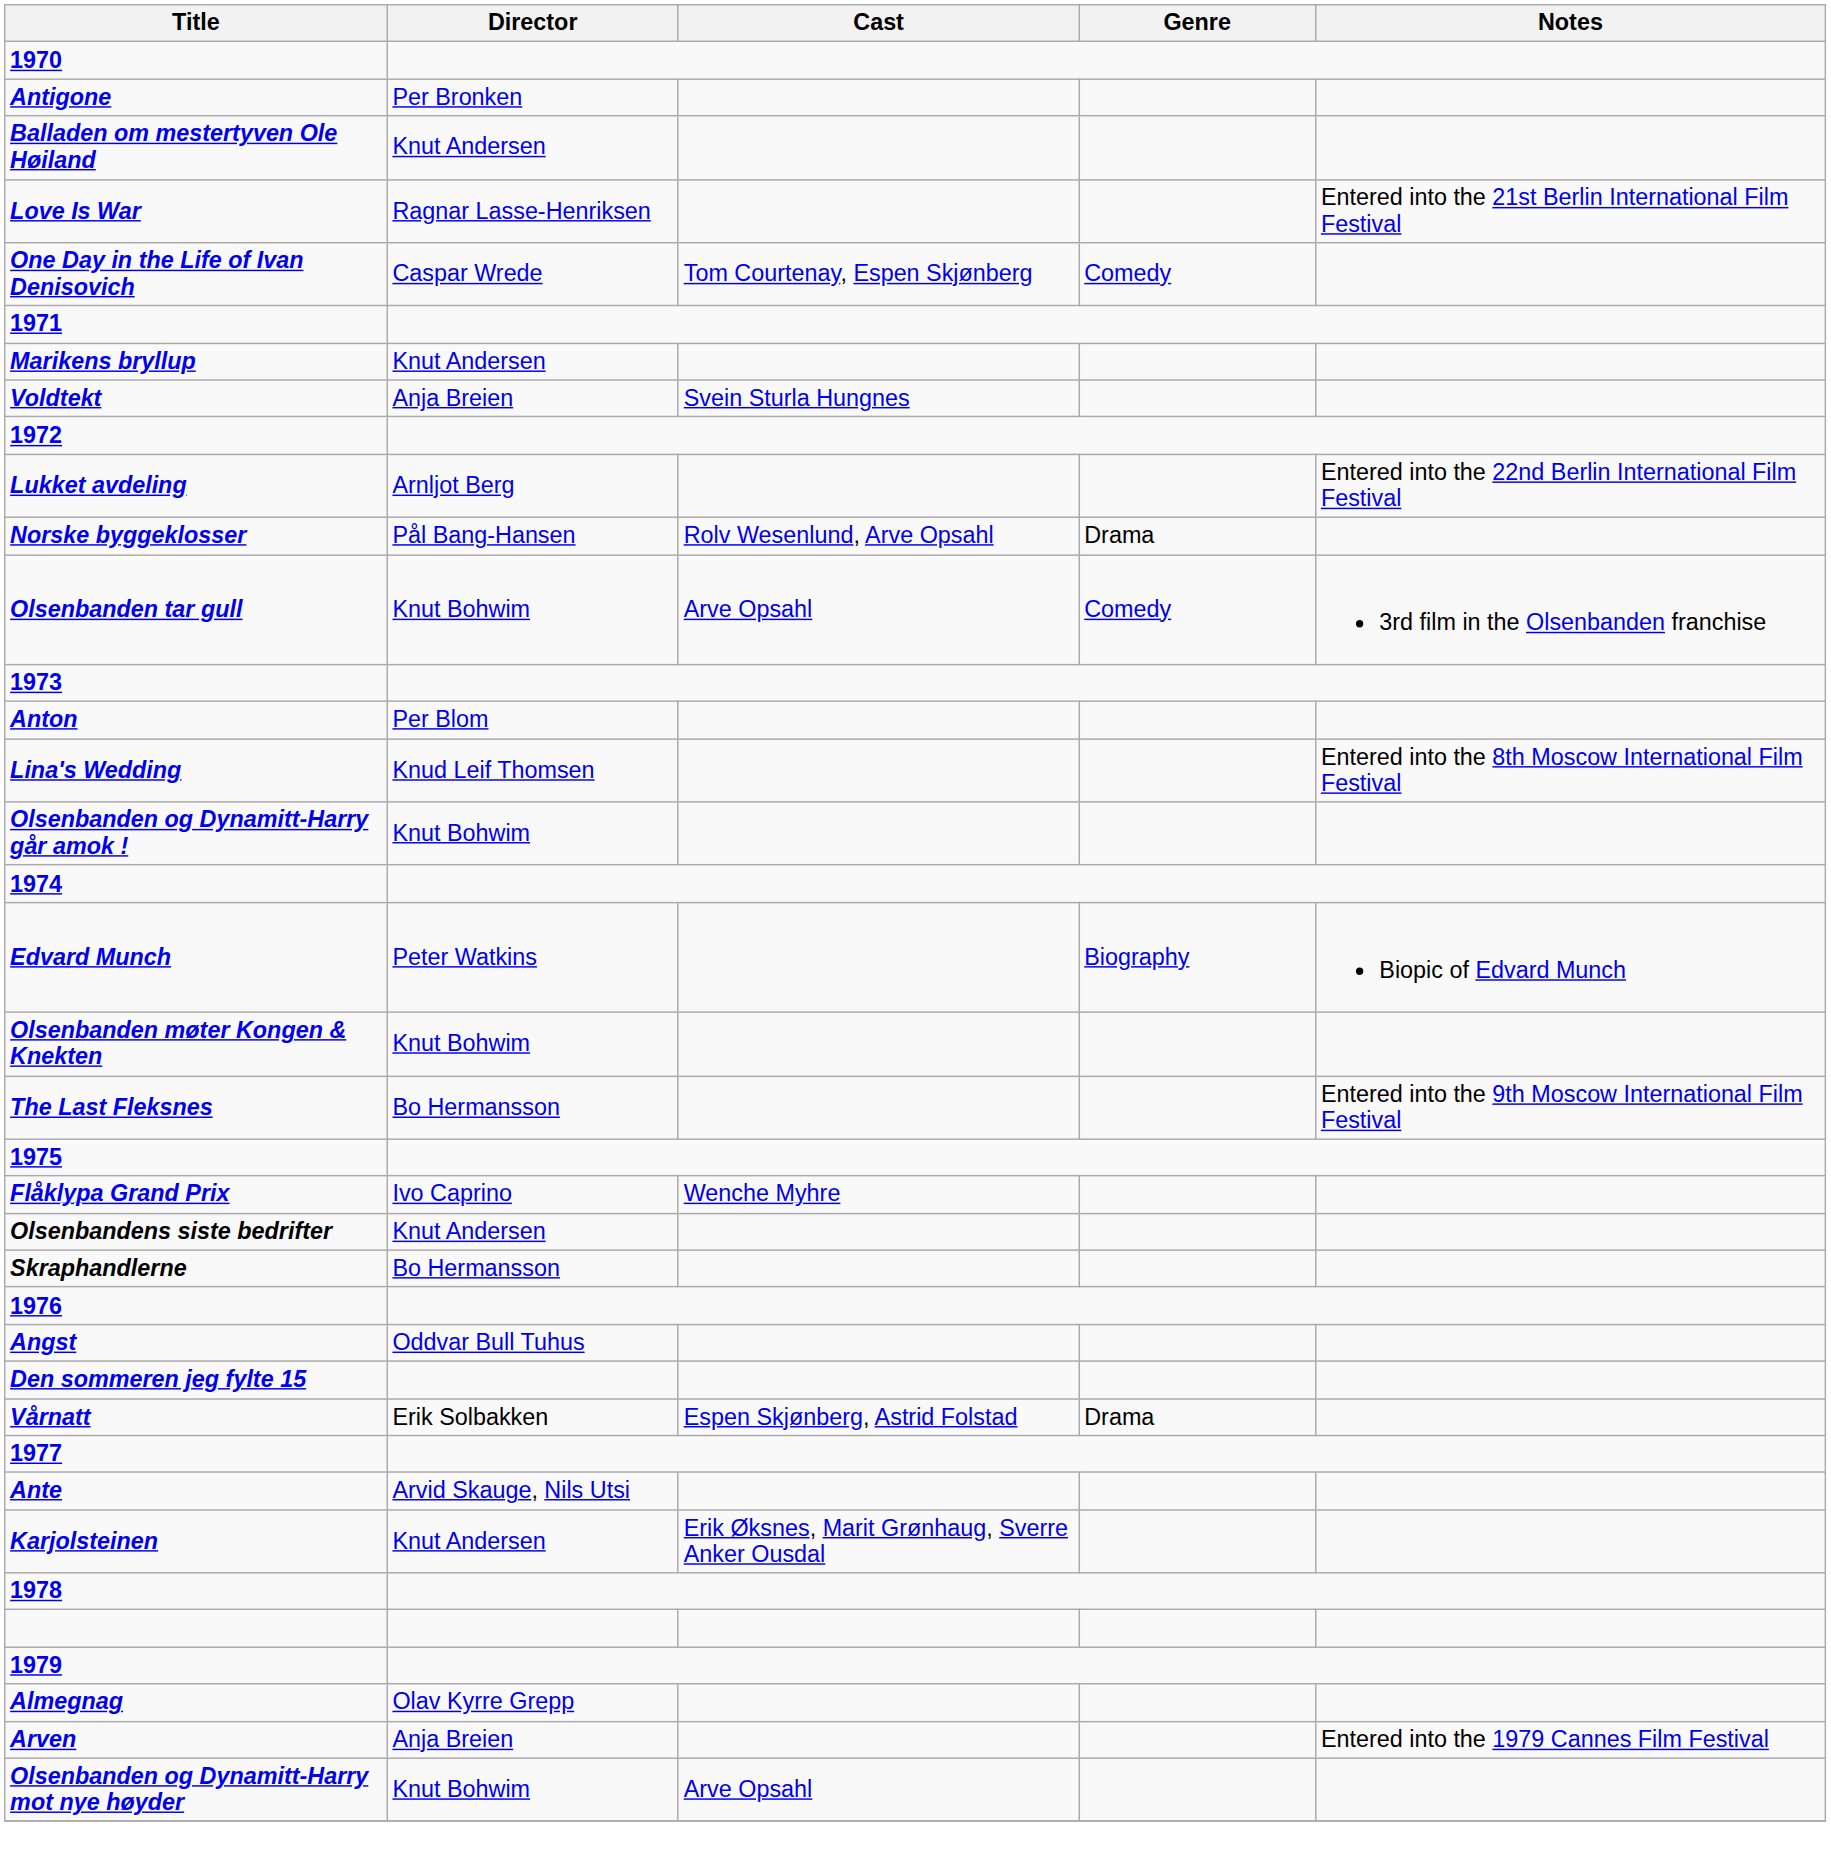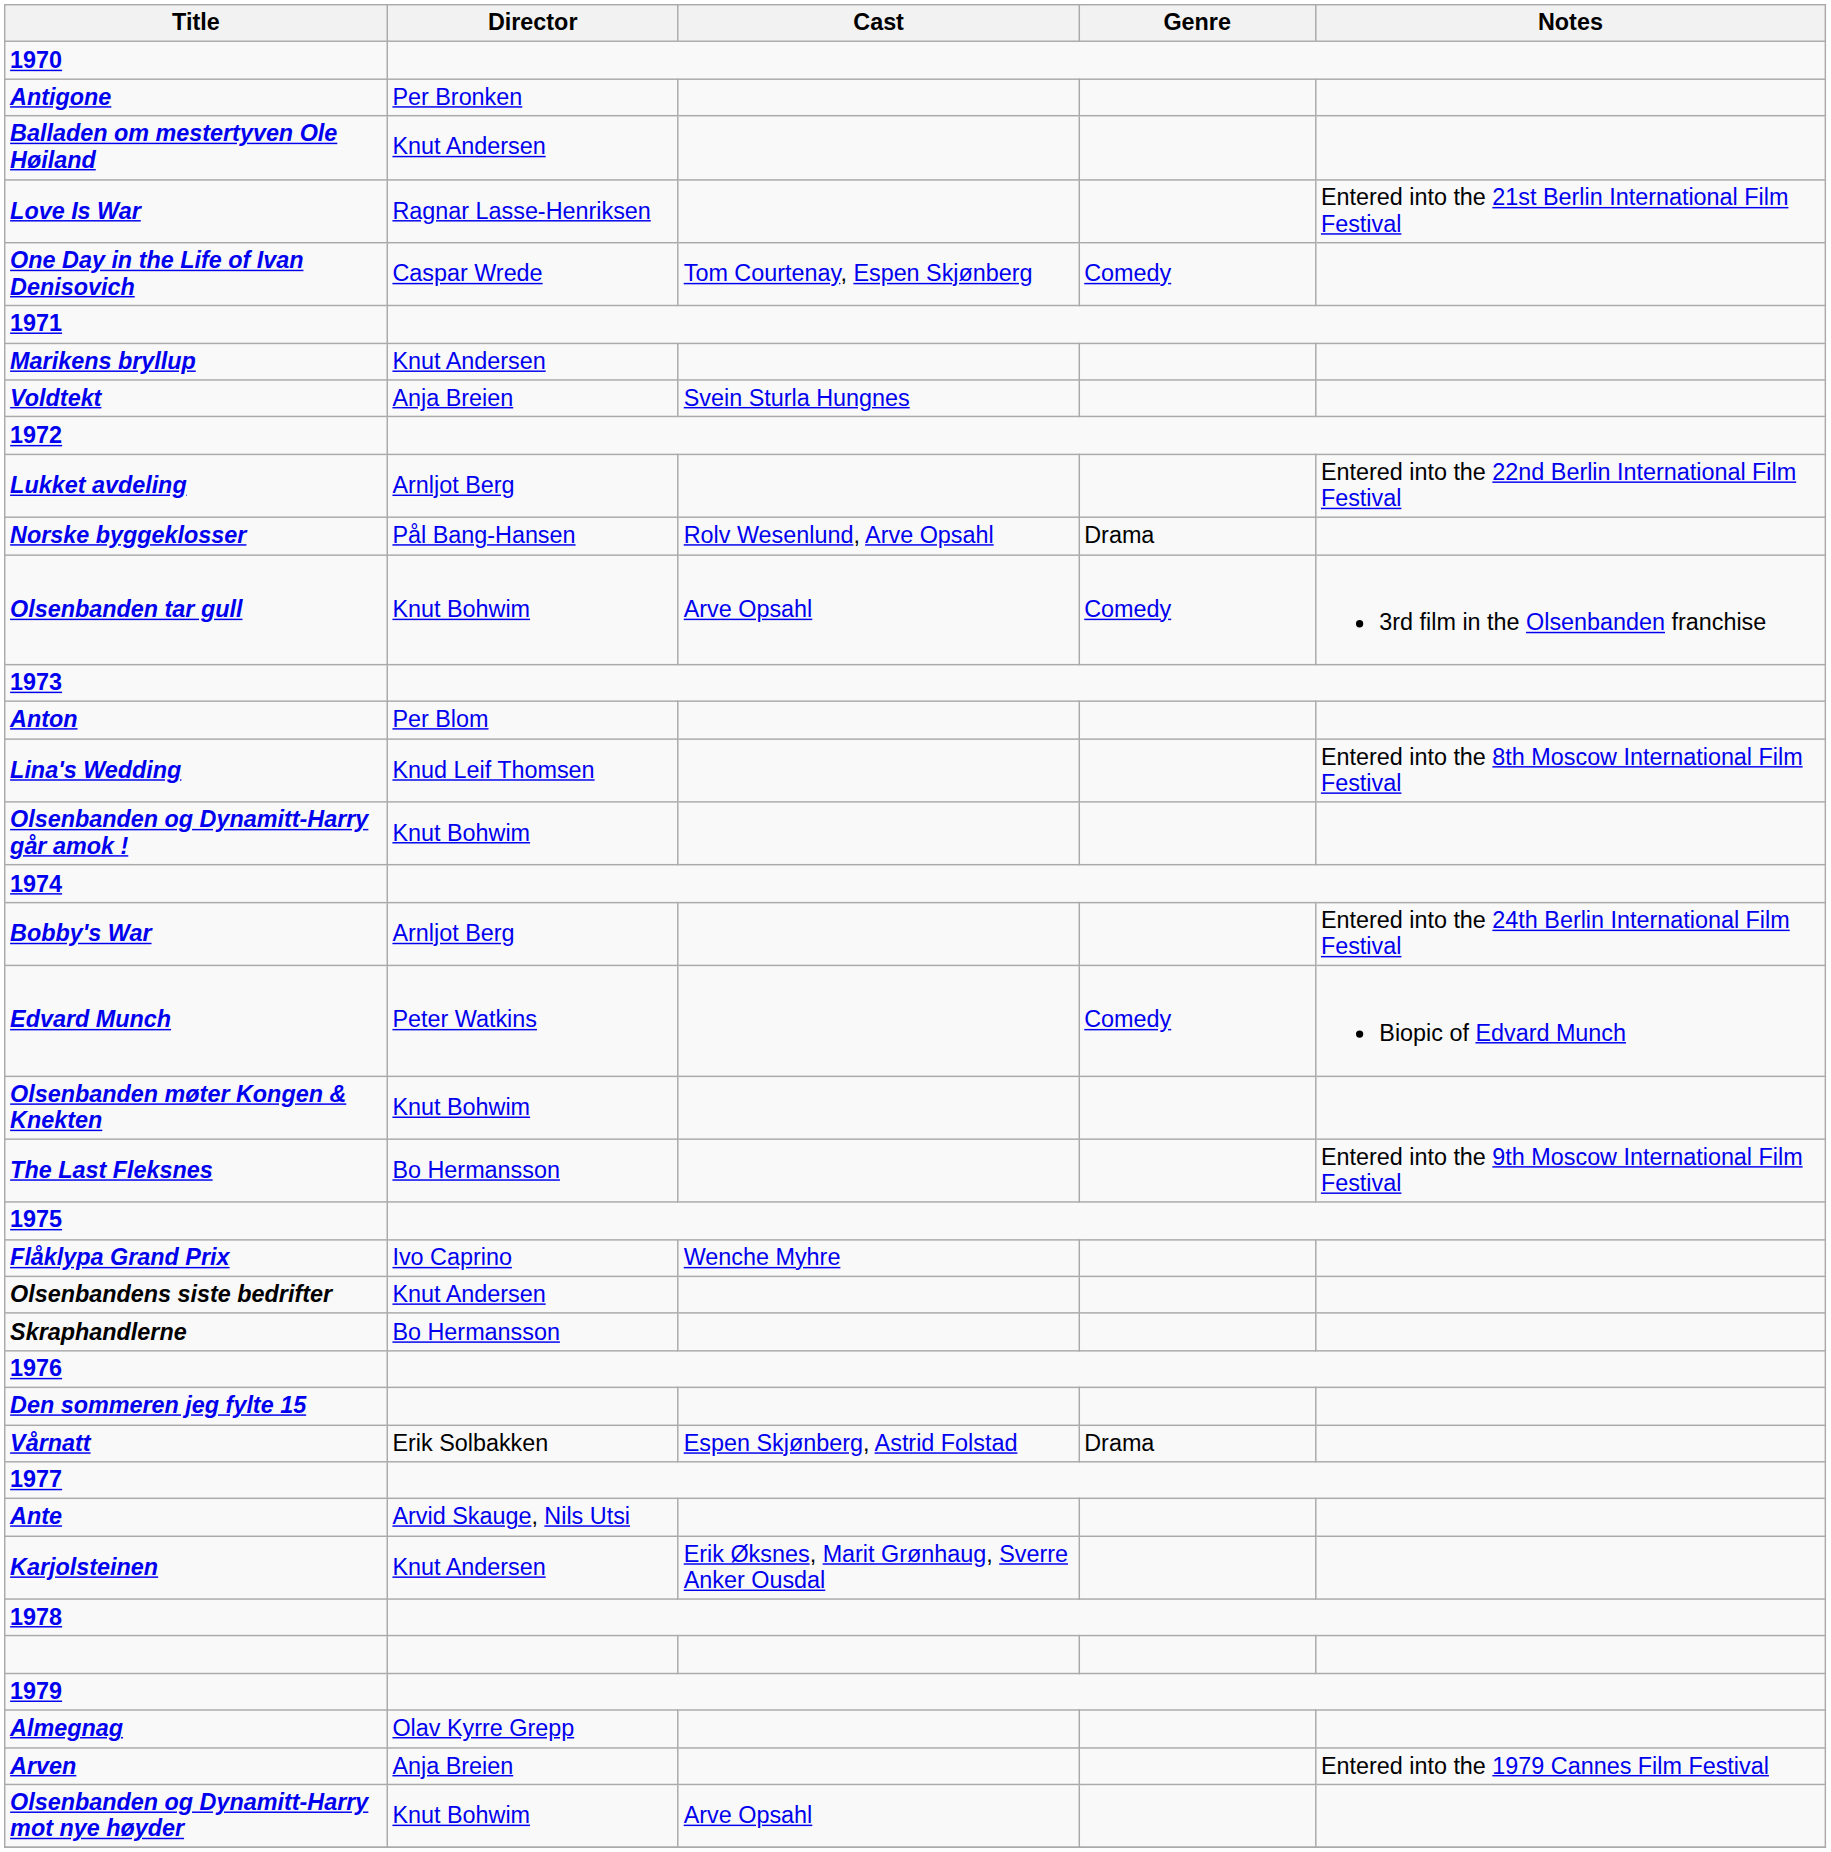+ row: (81, 933)
(1137, 957) Biography -> (1128, 1020) Comedy
- row: (43, 1342)
